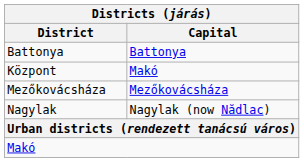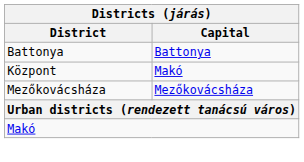- row: (32, 109)
